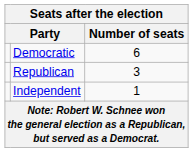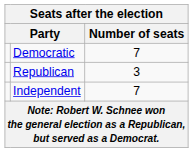(137, 52) 6 -> (137, 52) 7
(137, 91) 1 -> (137, 91) 7
